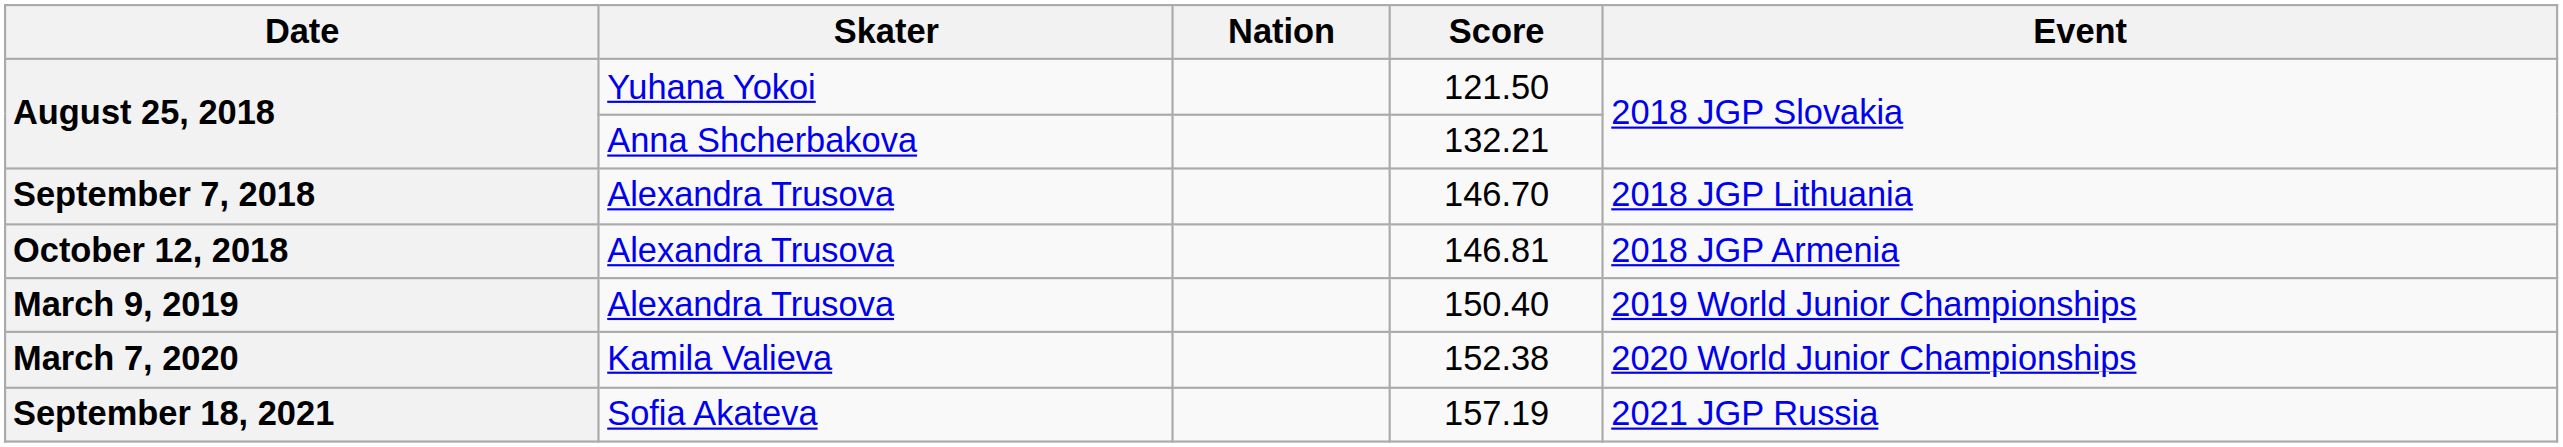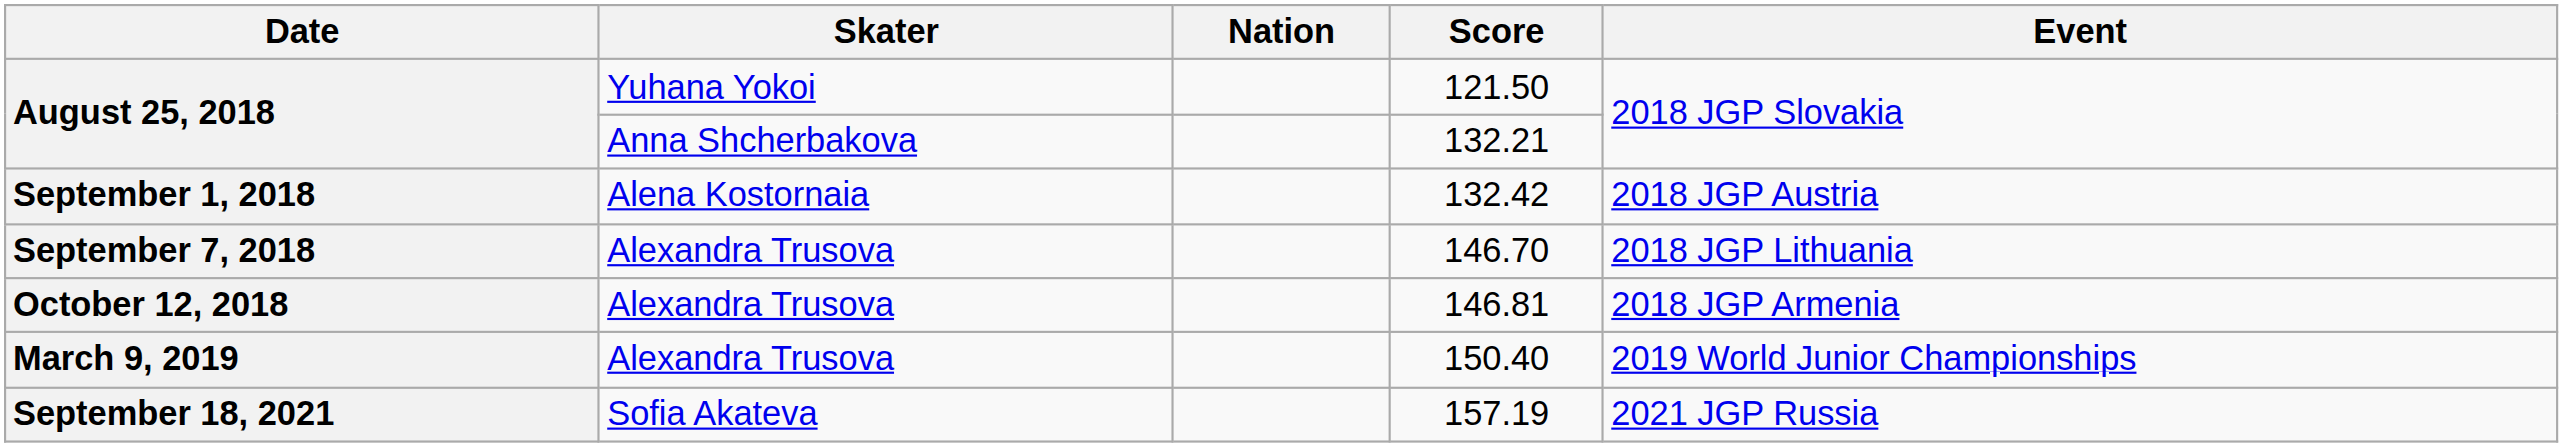+ row: (1497, 195)
- row: (1497, 359)
